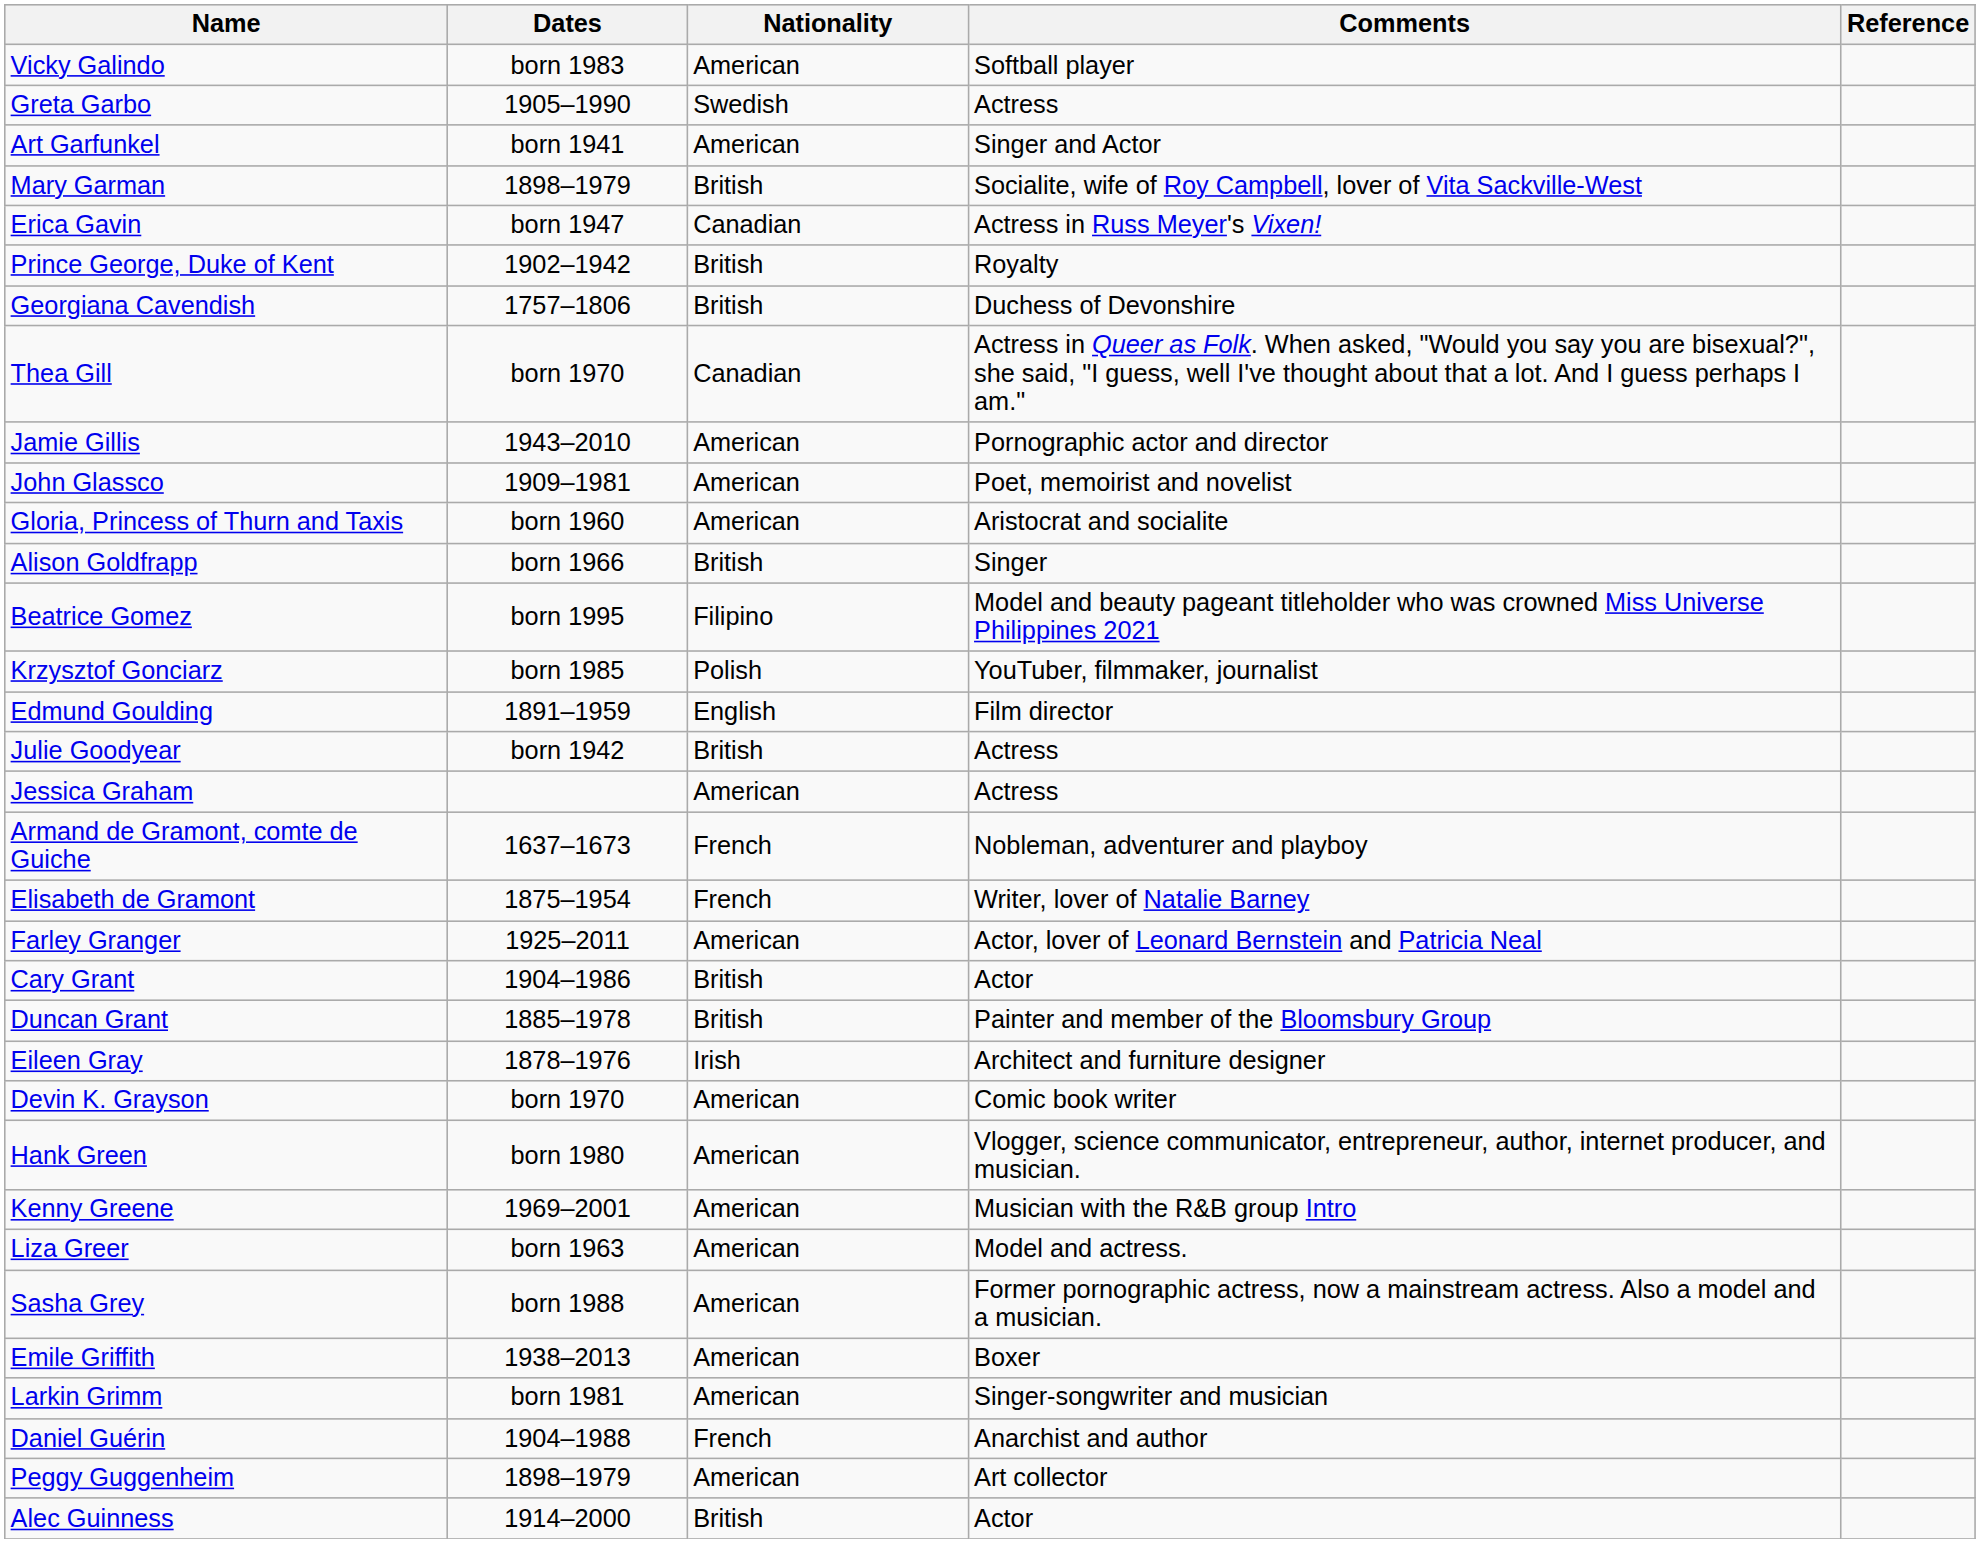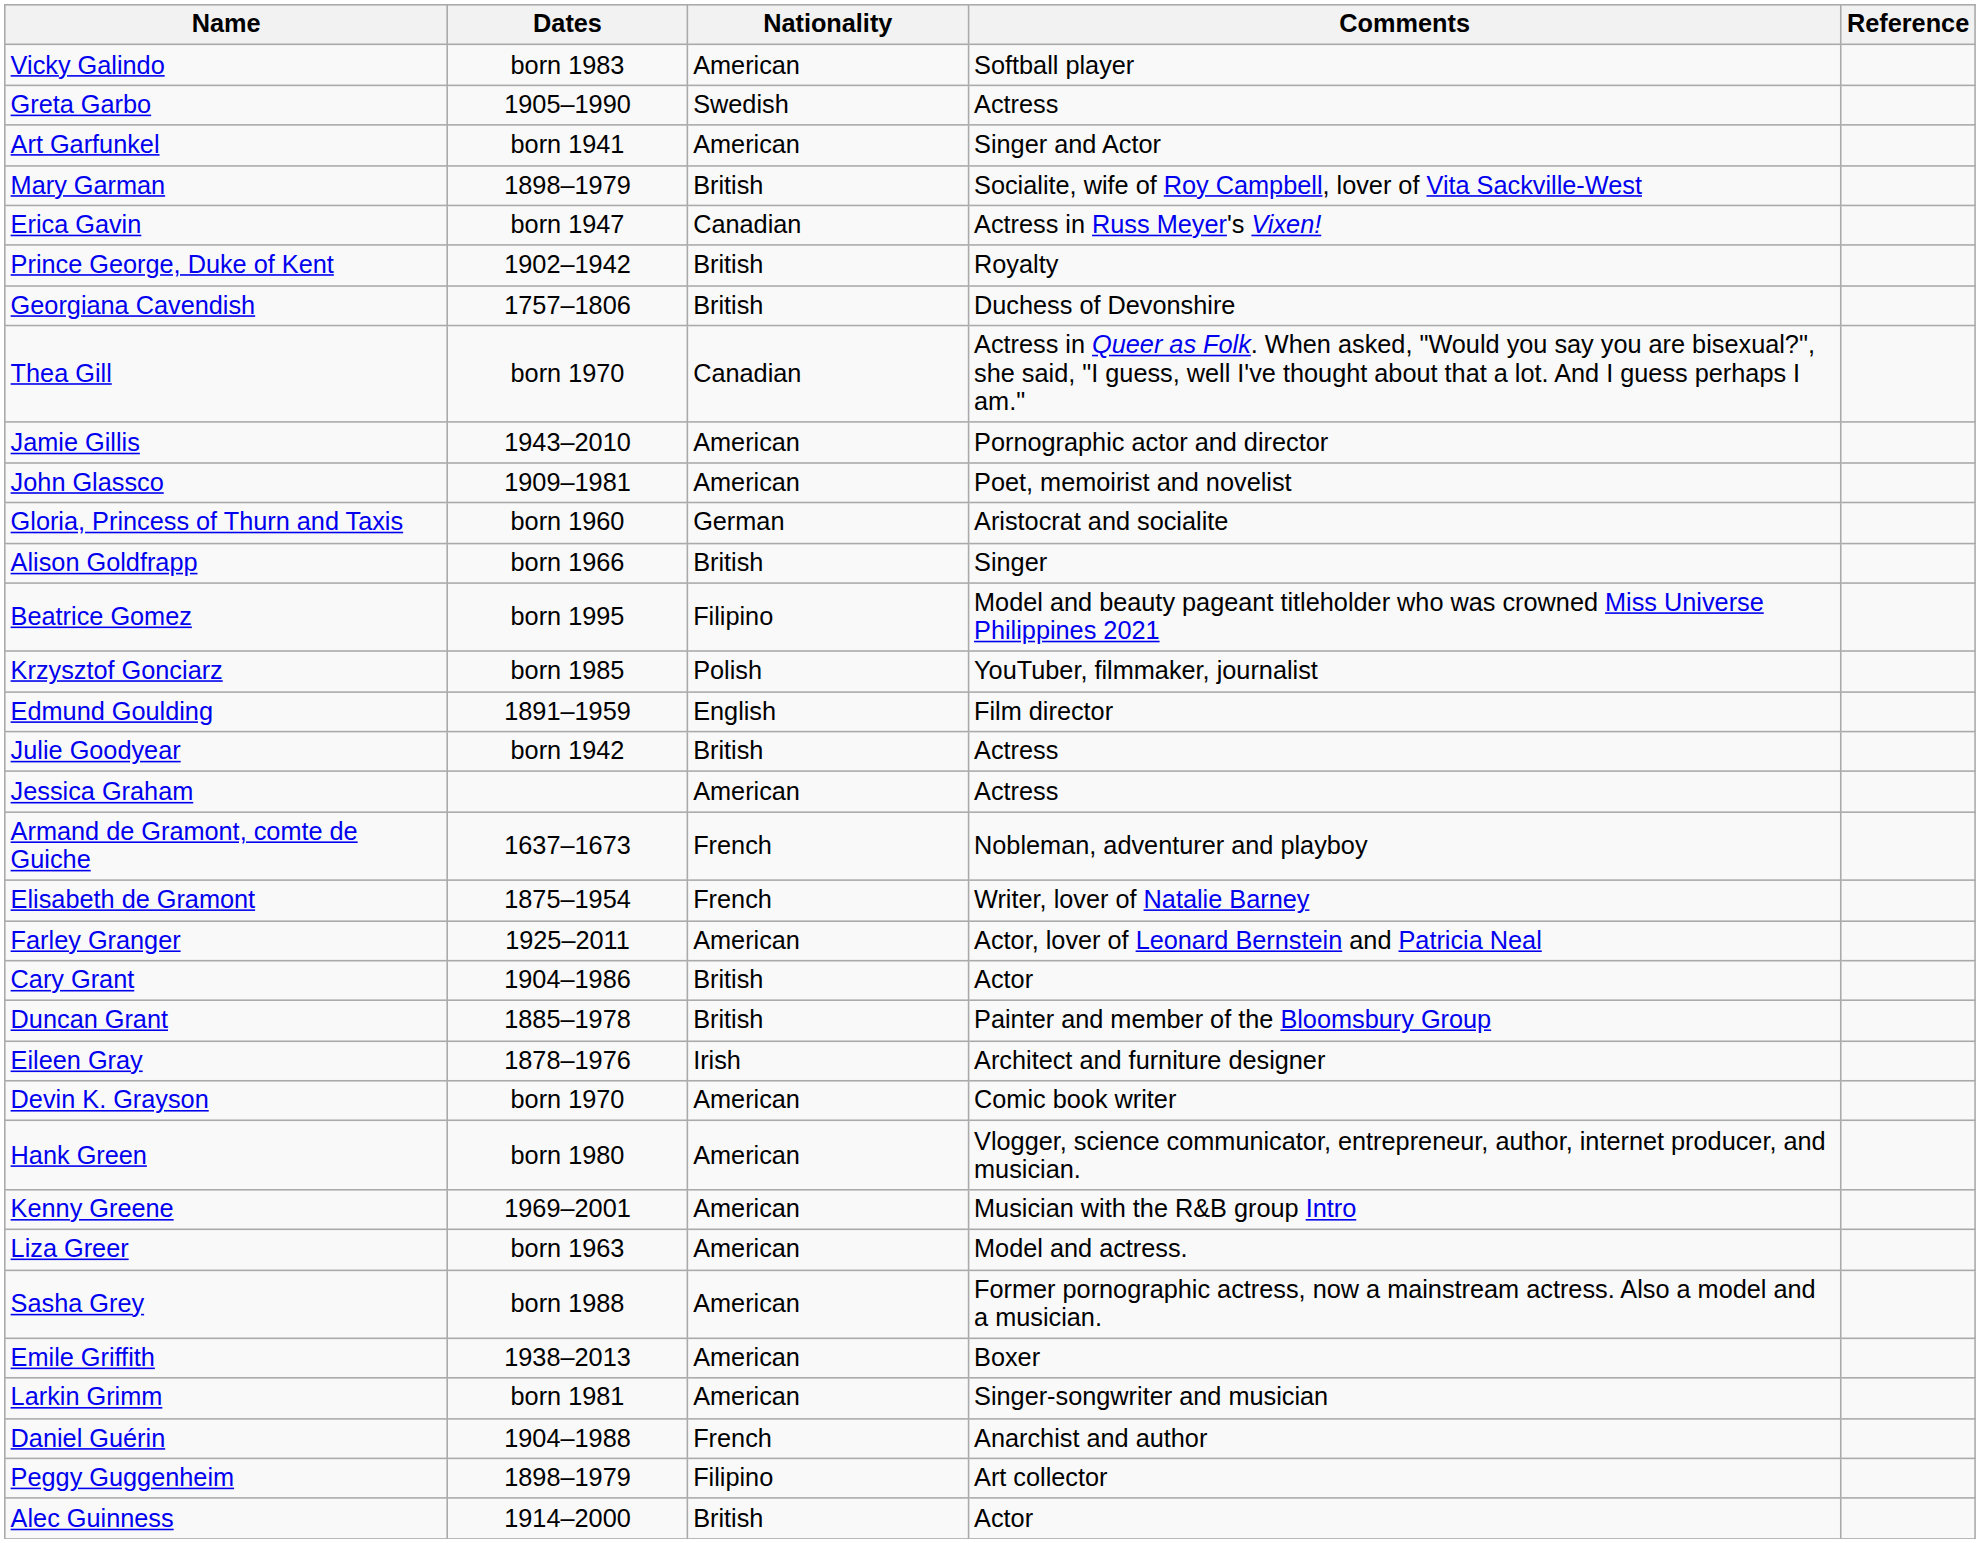(747, 522) American -> (739, 522) German
(747, 1478) American -> (733, 1478) Filipino
